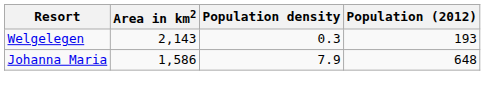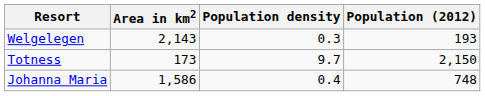+ row: (34, 60)
(329, 60) 7.9 -> (329, 80) 0.4
(466, 60) 648 -> (466, 80) 748
